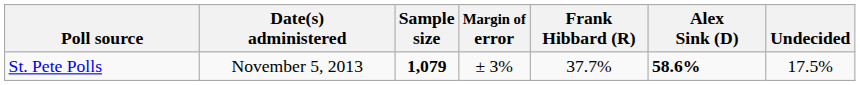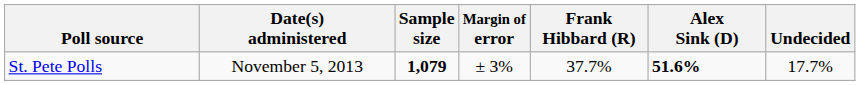(676, 66) 58.6% -> (676, 66) 51.6%
(810, 66) 17.5% -> (810, 66) 17.7%
